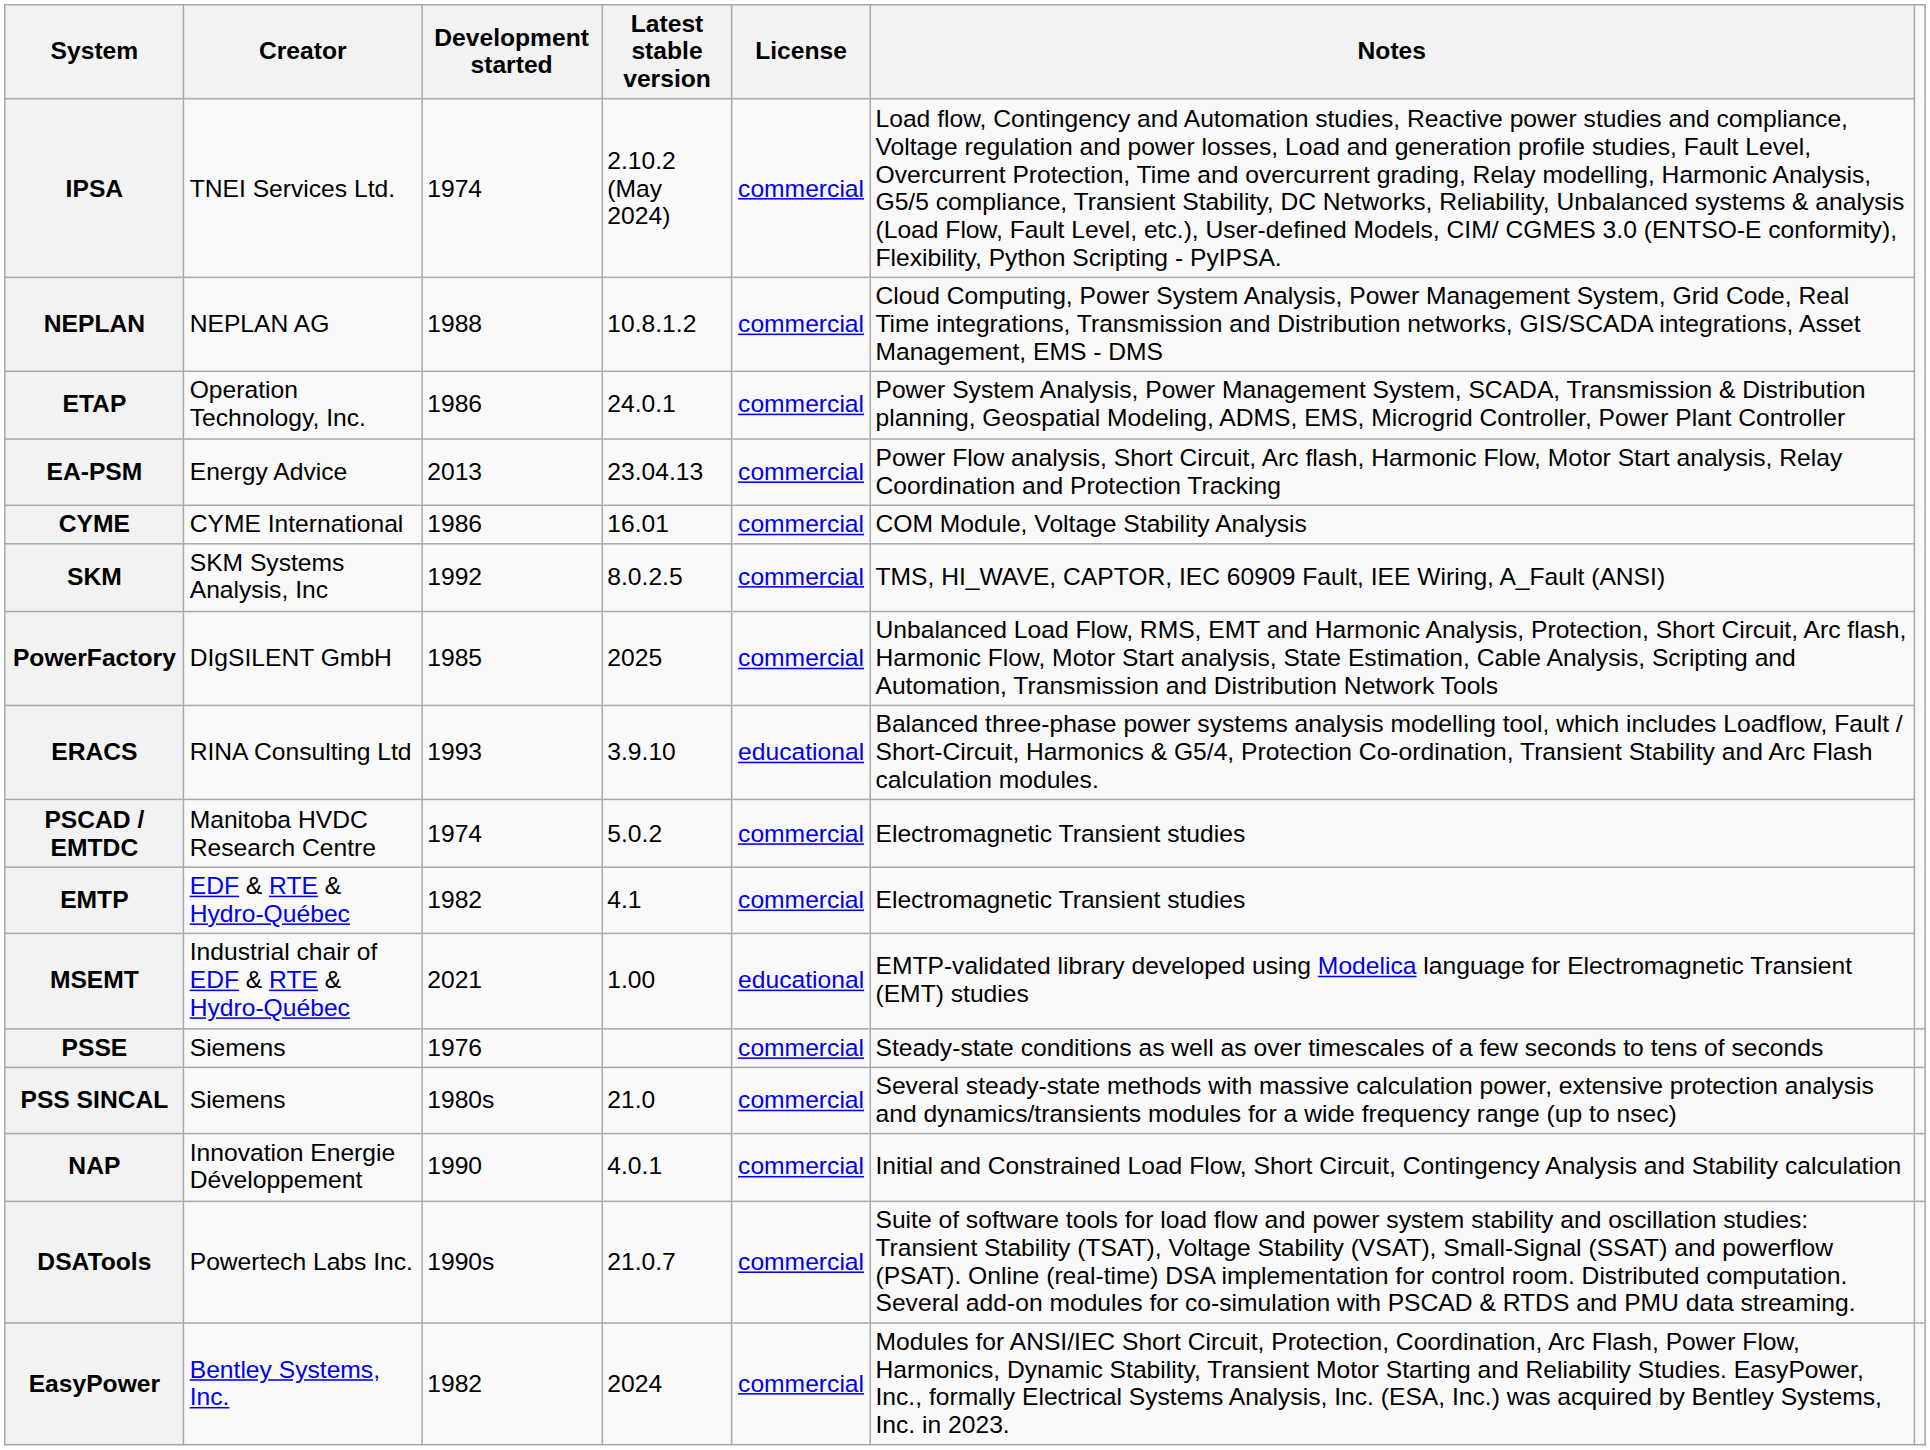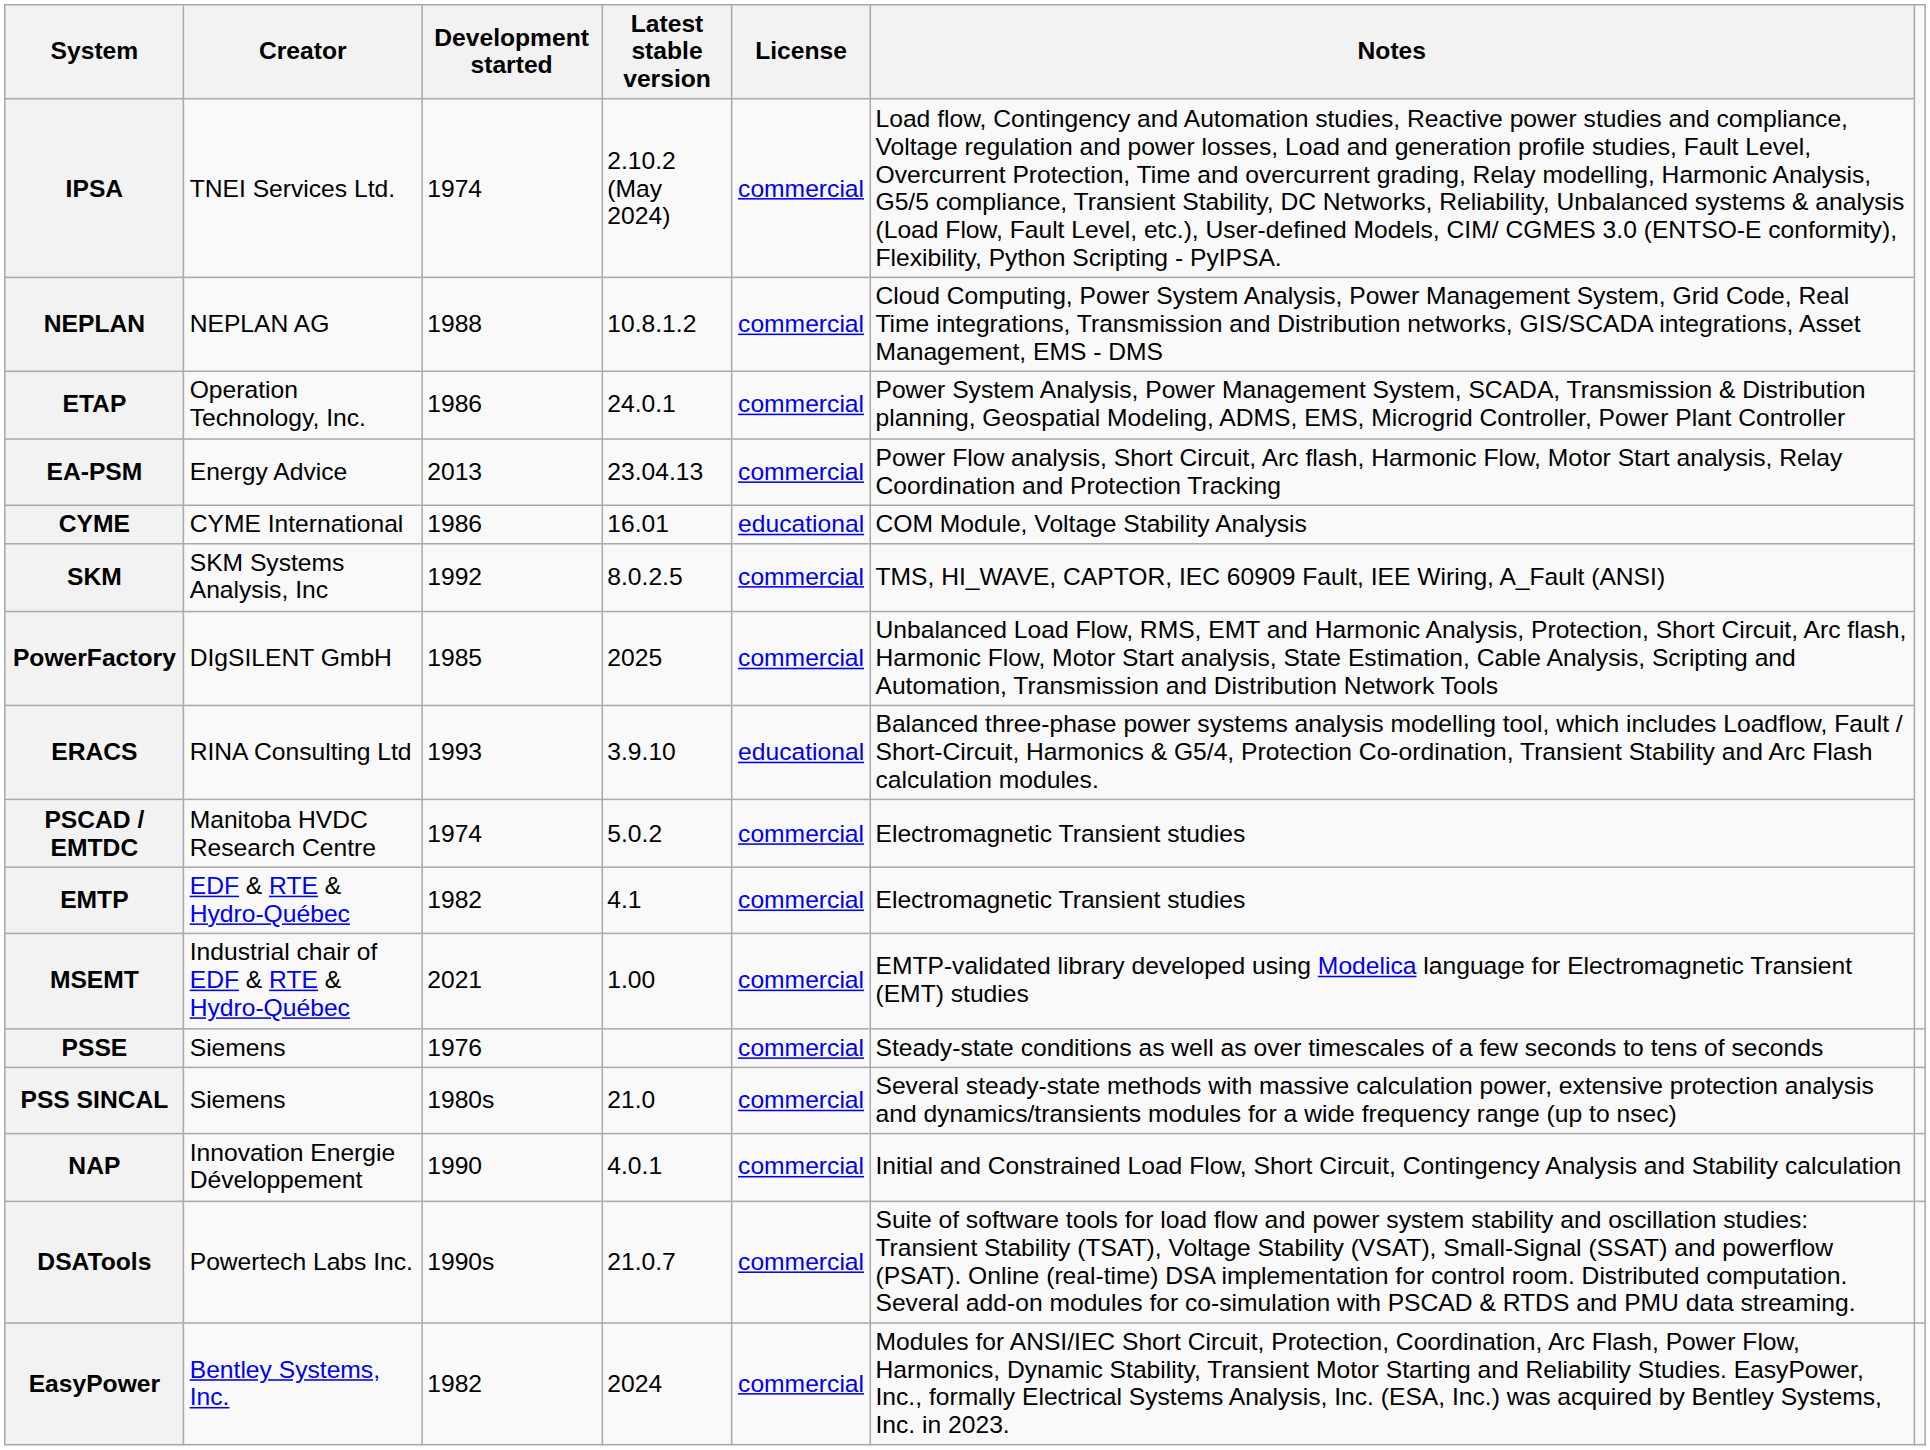(801, 524) commercial -> (801, 524) educational
(801, 980) educational -> (801, 980) commercial
